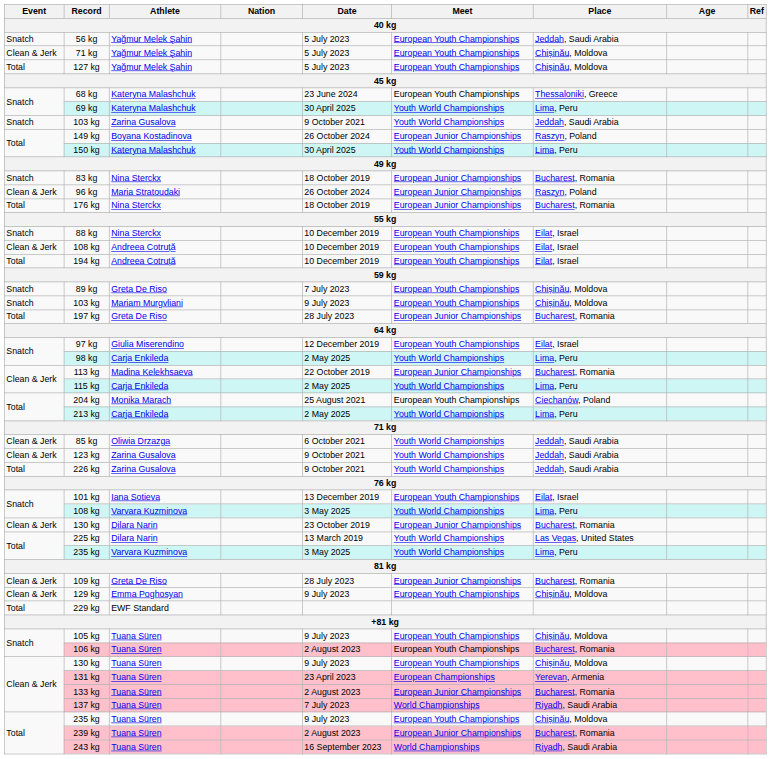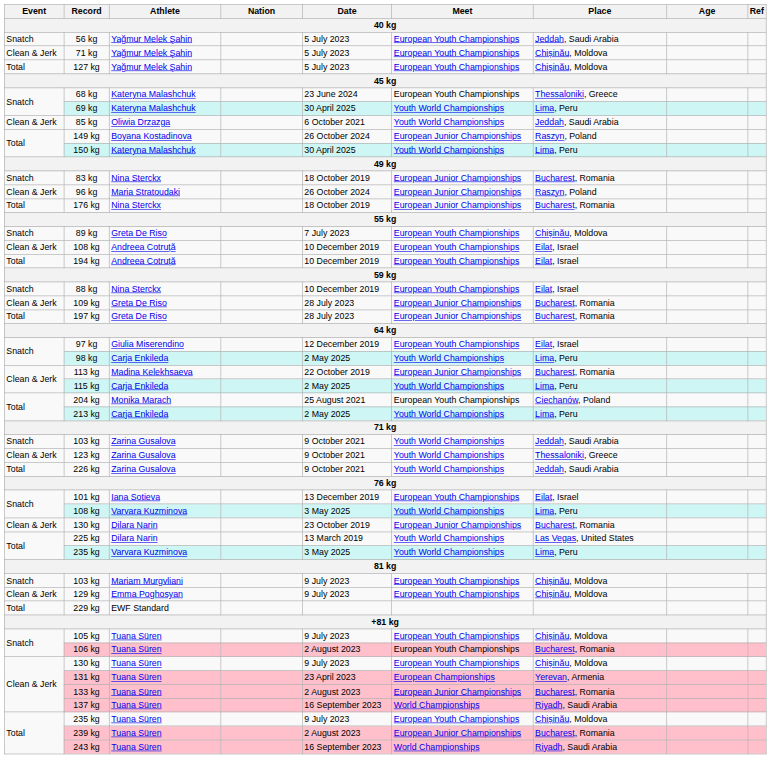rows swapped: (87, 442) <-> (87, 123)
rows swapped: (87, 234) <-> (87, 289)
rows swapped: (87, 581) <-> (87, 303)
(577, 456) Jeddah, Saudi Arabia -> (576, 456) Thessaloniki, Greece
(327, 706) 7 July 2023 -> (343, 706) 16 September 2023
